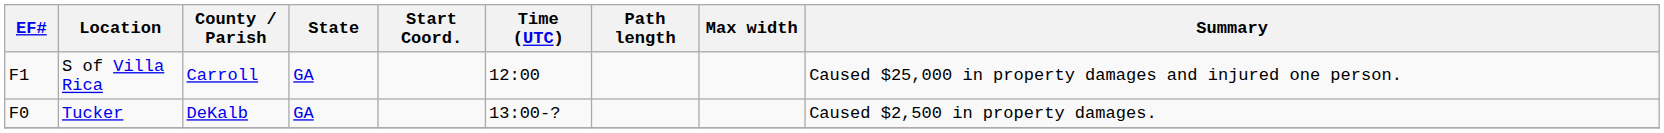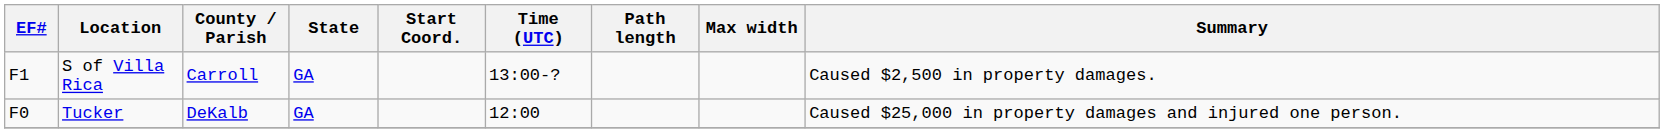(515, 76) 12:00 -> (525, 76) 13:00-?
(1106, 76) Caused $25,000 in property damages and injured one person. -> (983, 76) Caused $2,500 in property damages.
(525, 113) 13:00-? -> (515, 113) 12:00
(983, 113) Caused $2,500 in property damages. -> (1106, 113) Caused $25,000 in property damages and injured one person.
